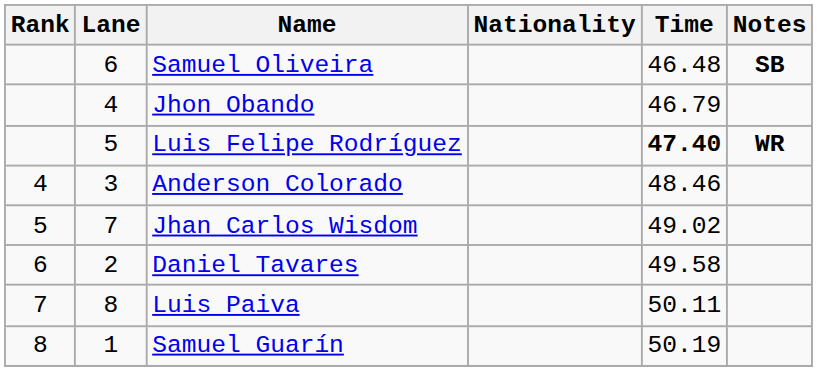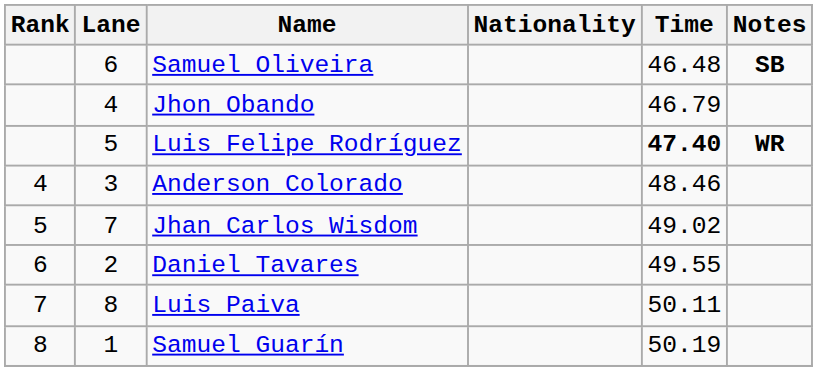(684, 265) 49.58 -> (684, 265) 49.55
